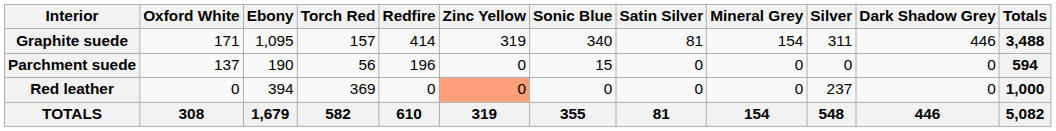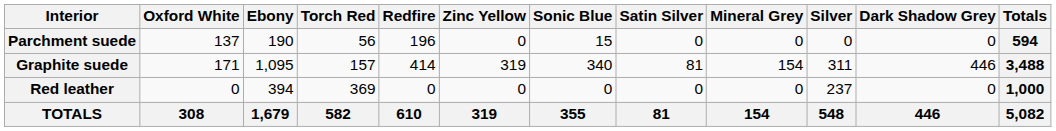rows swapped: (72, 41) <-> (72, 65)
(522, 89) lightsalmon background -> (522, 89) no background
